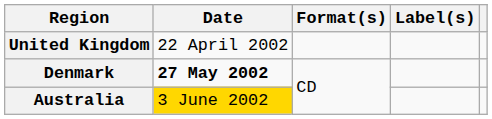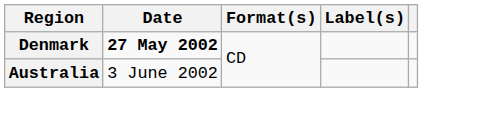- row: (79, 46)
(213, 100) gold background -> (163, 73) no background
